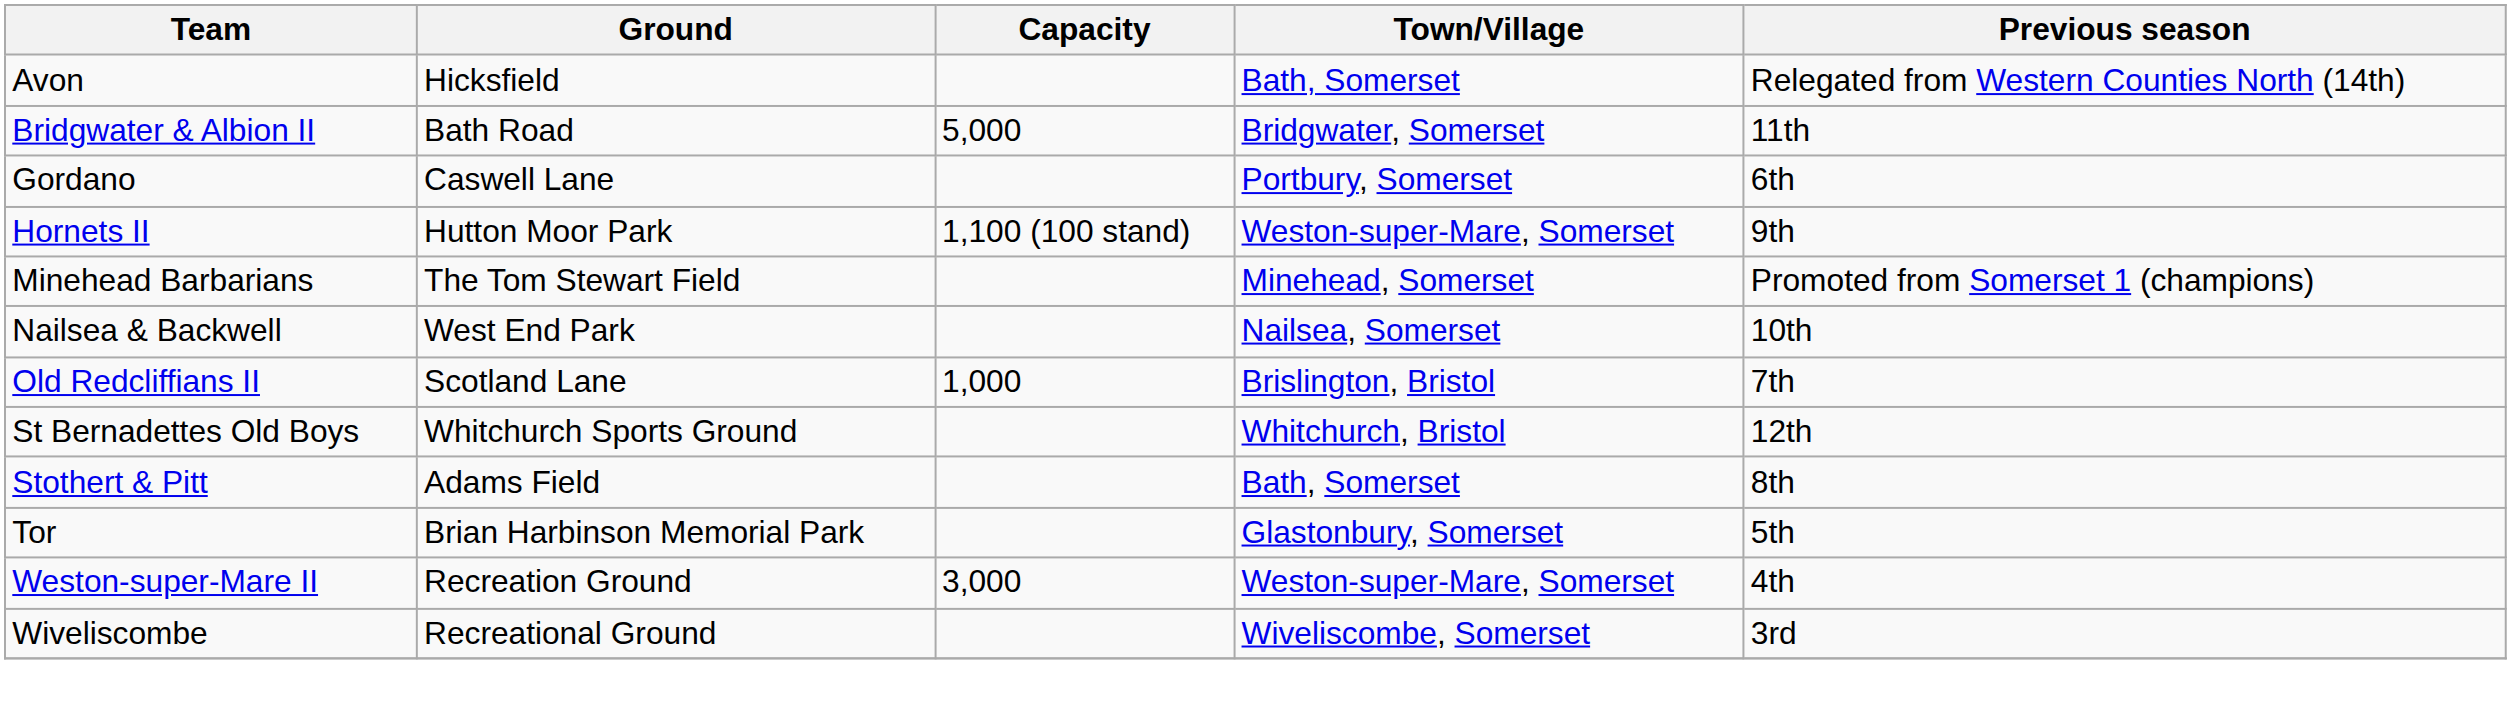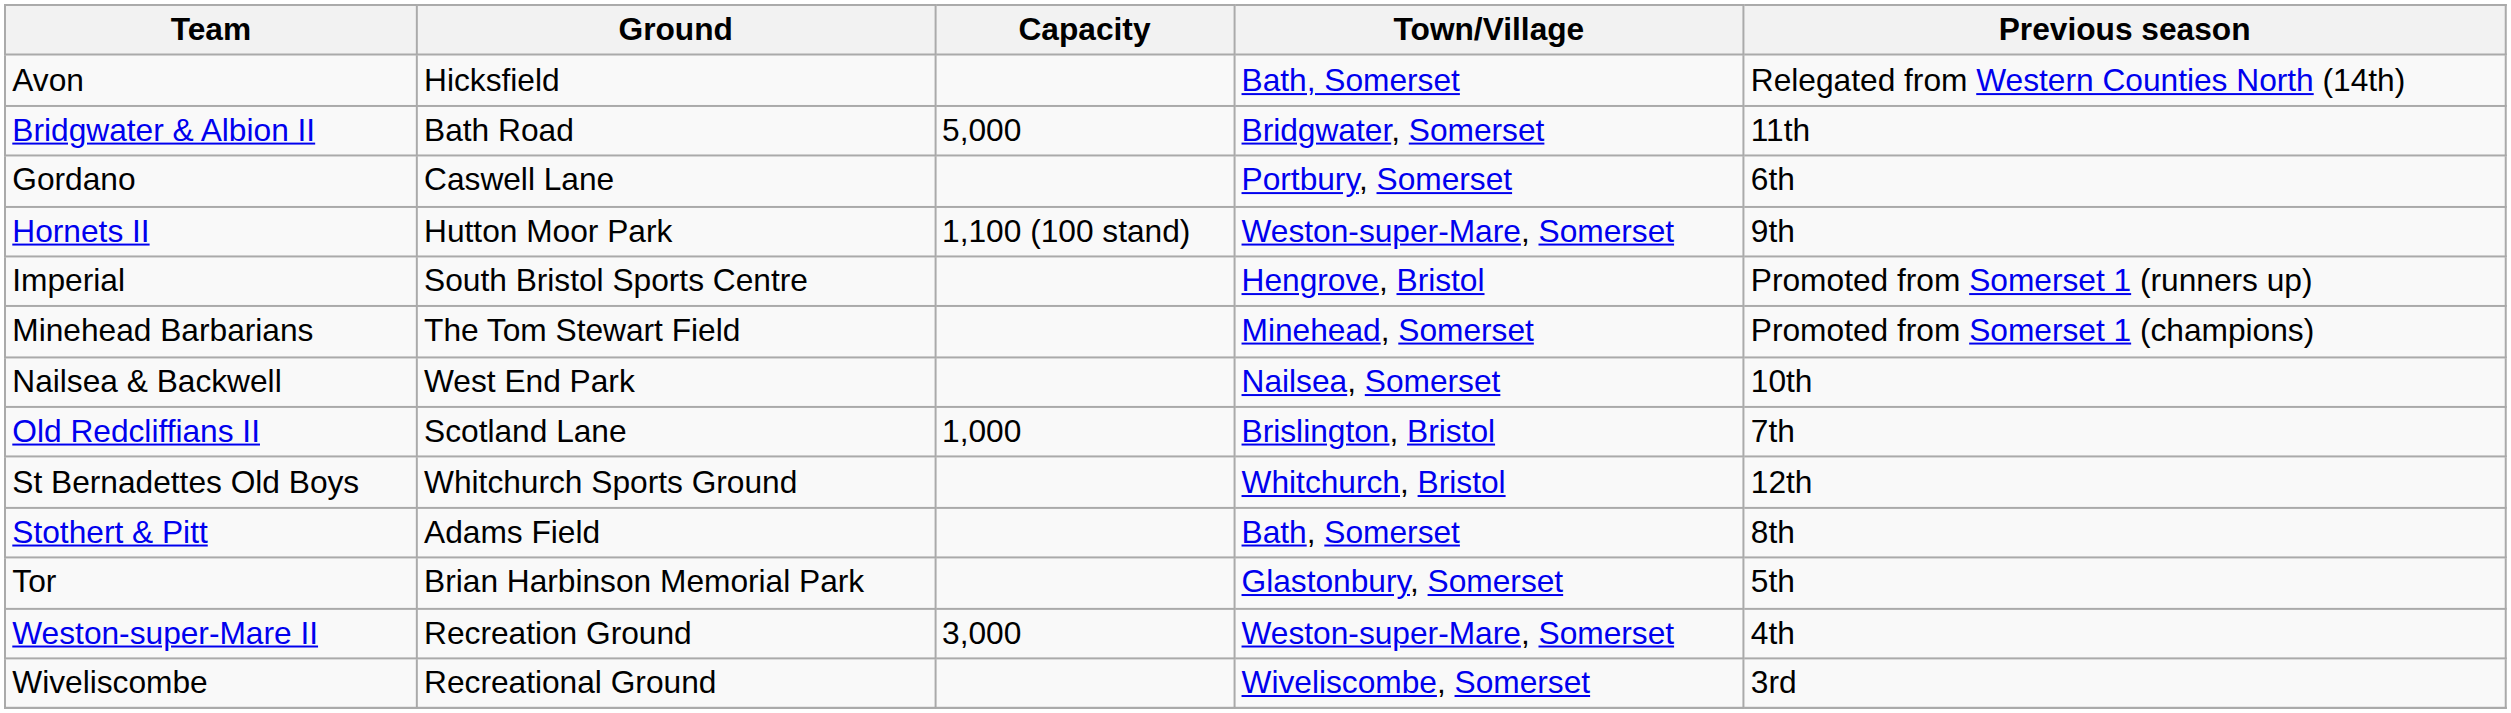+ row: (69, 280)
